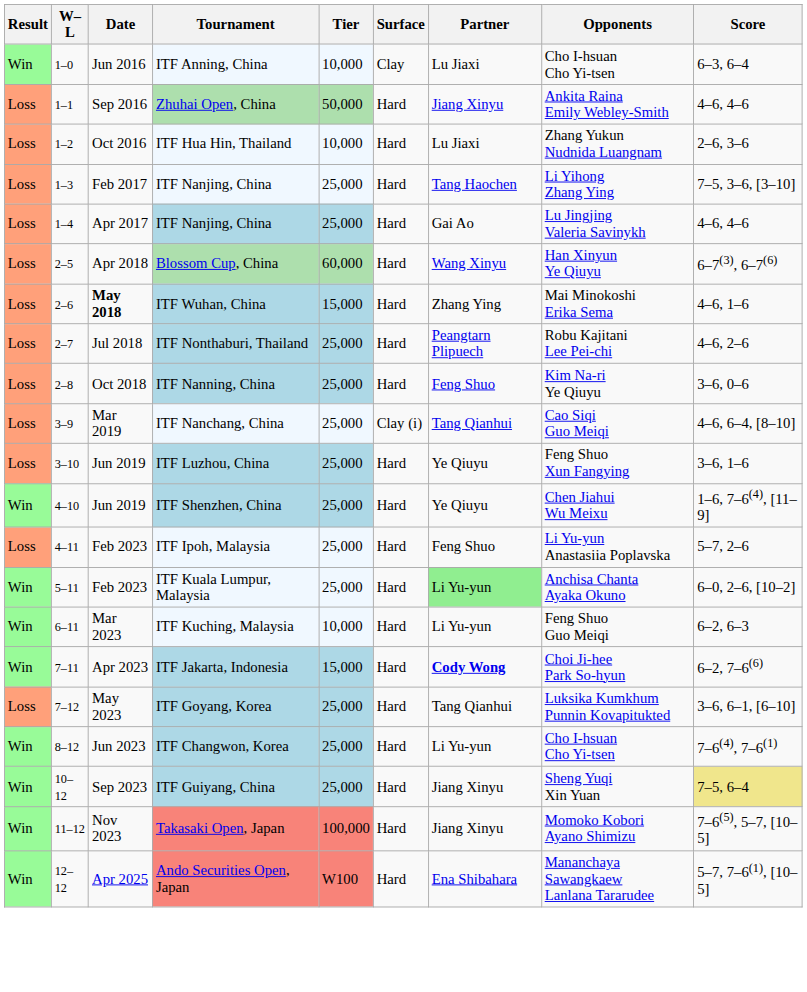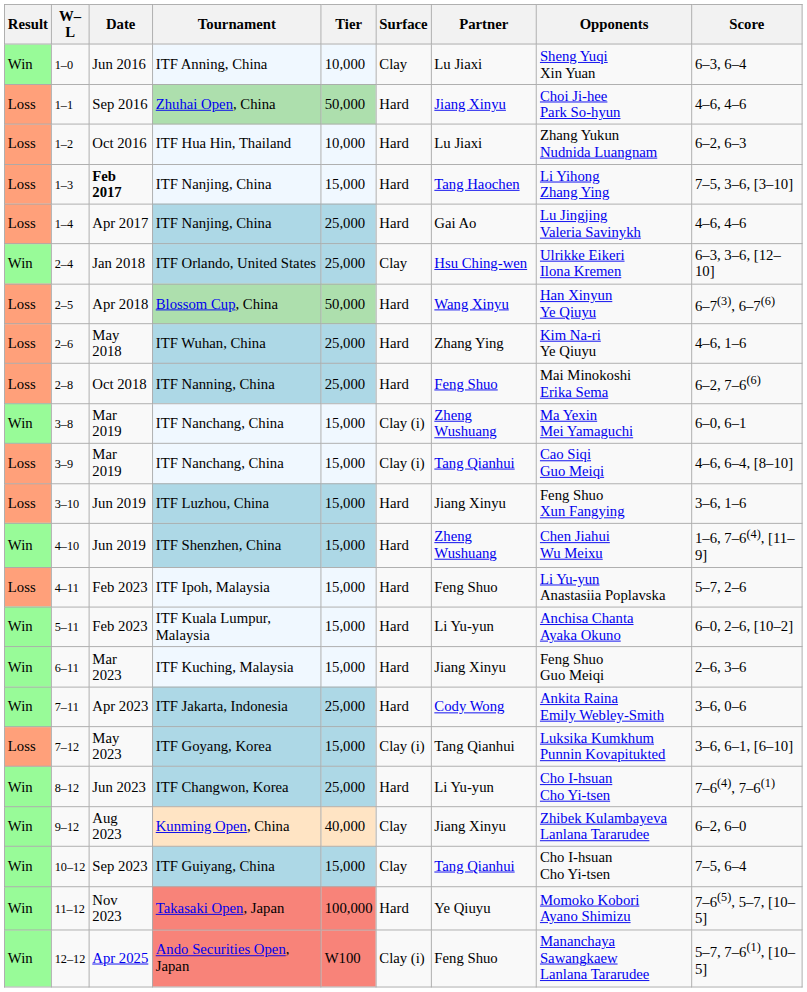(581, 64) Cho I-hsuan Cho Yi-tsen -> (574, 64) Sheng Yuqi Xin Yuan
(607, 104) Ankita Raina Emily Webley-Smith -> (580, 104) Choi Ji-hee Park So-hyun
(723, 144) 2–6, 3–6 -> (721, 144) 6–2, 6–3
(120, 184) normal -> (107, 184) bold
(342, 184) 25,000 -> (345, 184) 15,000
+ row: (64, 264)
(342, 263) 60,000 -> (345, 303) 50,000
(107, 303) bold -> (107, 343) normal
(342, 303) 15,000 -> (345, 343) 25,000
(590, 303) Mai Minokoshi Erika Sema -> (570, 343) Kim Na-ri Ye Qiuyu
- row: (64, 344)
(575, 383) Kim Na-ri Ye Qiuyu -> (586, 383) Mai Minokoshi Erika Sema
(723, 383) 3–6, 0–6 -> (728, 383) 6–2, 7–6(6)
+ row: (64, 424)
(342, 423) 25,000 -> (345, 463) 15,000
(342, 463) 25,000 -> (345, 503) 15,000
(460, 463) Ye Qiuyu -> (470, 503) Jiang Xinyu
(342, 505) 25,000 -> (345, 545) 15,000
(460, 505) Ye Qiuyu -> (466, 545) Zheng Wushuang
(342, 547) 25,000 -> (345, 587) 15,000
(342, 587) 25,000 -> (345, 627) 15,000
(461, 587) lightgreen background -> (464, 627) no background
(342, 627) 10,000 -> (345, 666) 15,000
(461, 627) Li Yu-yun -> (470, 666) Jiang Xinyu
(723, 627) 6–2, 6–3 -> (721, 666) 2–6, 3–6
(342, 666) 15,000 -> (345, 706) 25,000
(469, 666) bold -> (469, 706) normal
(585, 666) Choi Ji-hee Park So-hyun -> (602, 706) Ankita Raina Emily Webley-Smith
(730, 666) 6–2, 7–6(6) -> (721, 706) 3–6, 0–6
(342, 706) 25,000 -> (345, 746) 15,000
(391, 706) Hard -> (402, 746) Clay (i)
+ row: (67, 827)
(342, 786) 25,000 -> (345, 866) 15,000
(391, 786) Hard -> (393, 866) Clay
(467, 786) Jiang Xinyu -> (475, 866) Tang Qianhui
(579, 786) Sheng Yuqi Xin Yuan -> (576, 866) Cho I-hsuan Cho Yi-tsen
(723, 786) khaki background -> (721, 866) no background
(467, 828) Jiang Xinyu -> (462, 908) Ye Qiuyu
(391, 878) Hard -> (402, 958) Clay (i)
(474, 878) Ena Shibahara -> (466, 958) Feng Shuo
